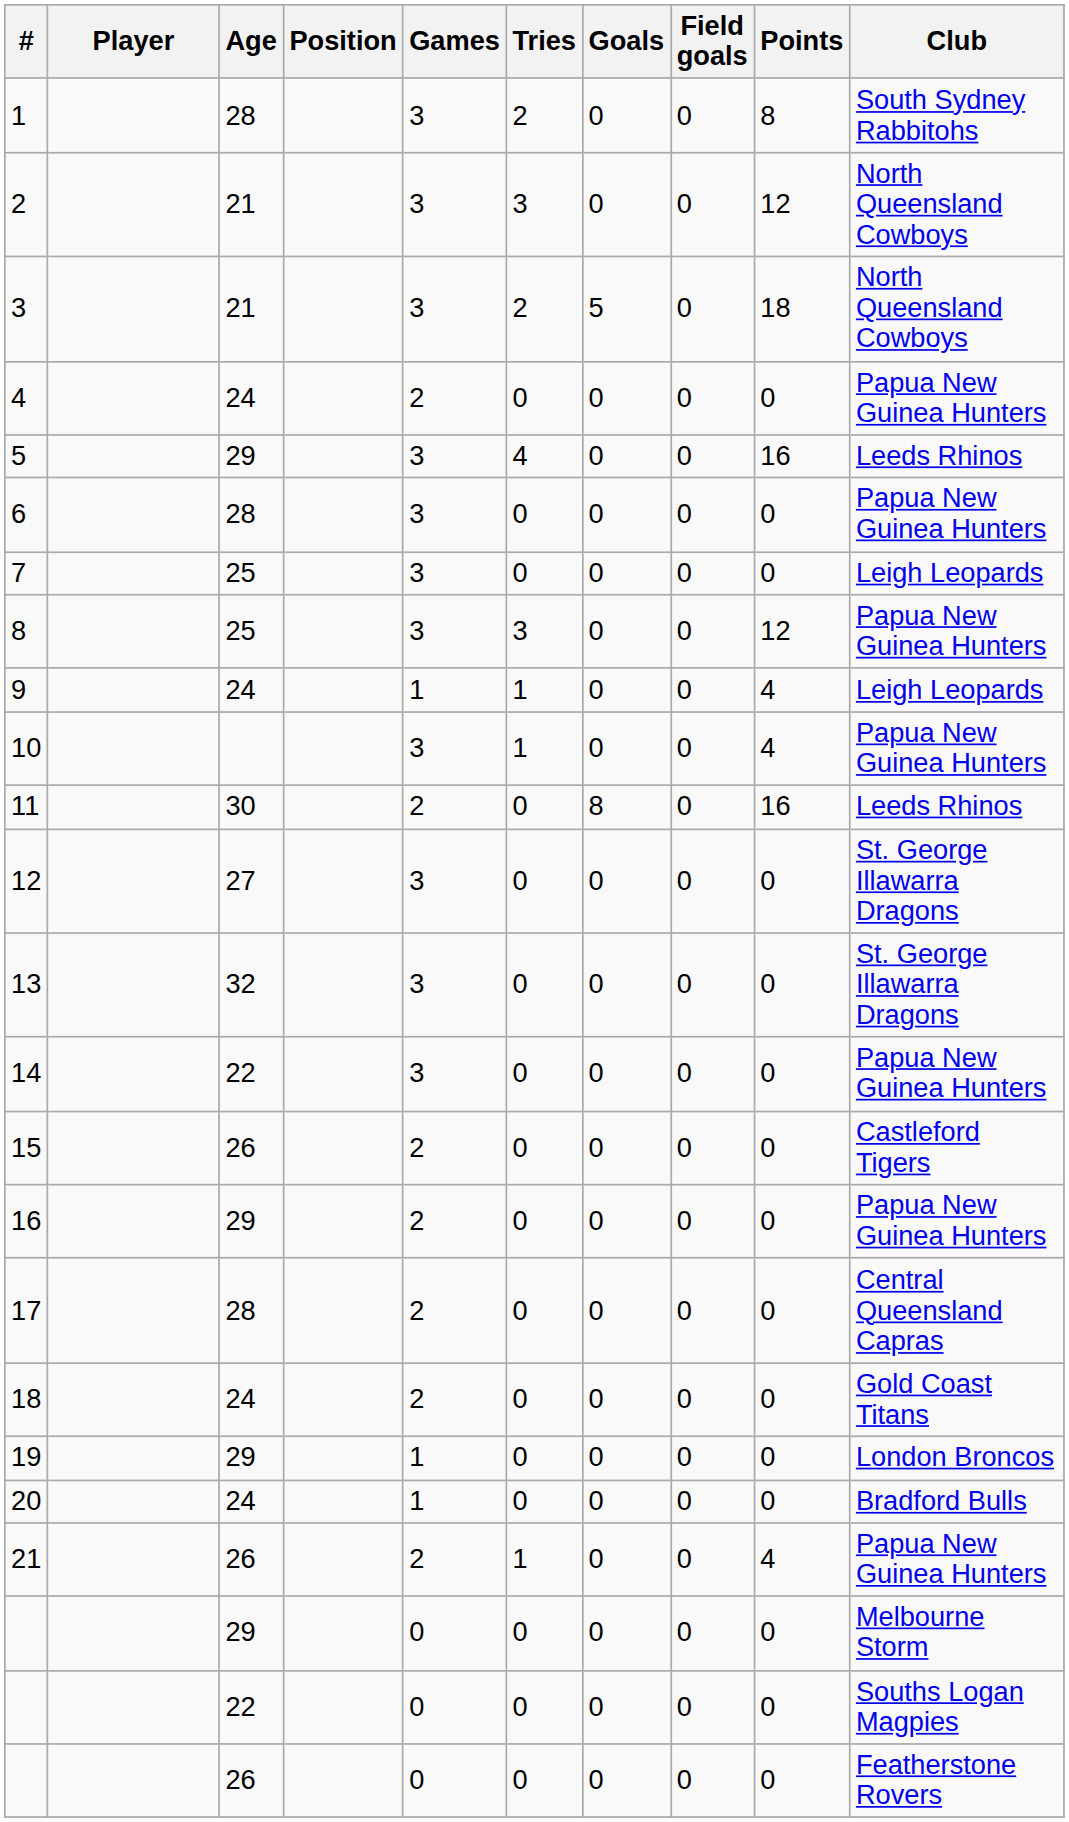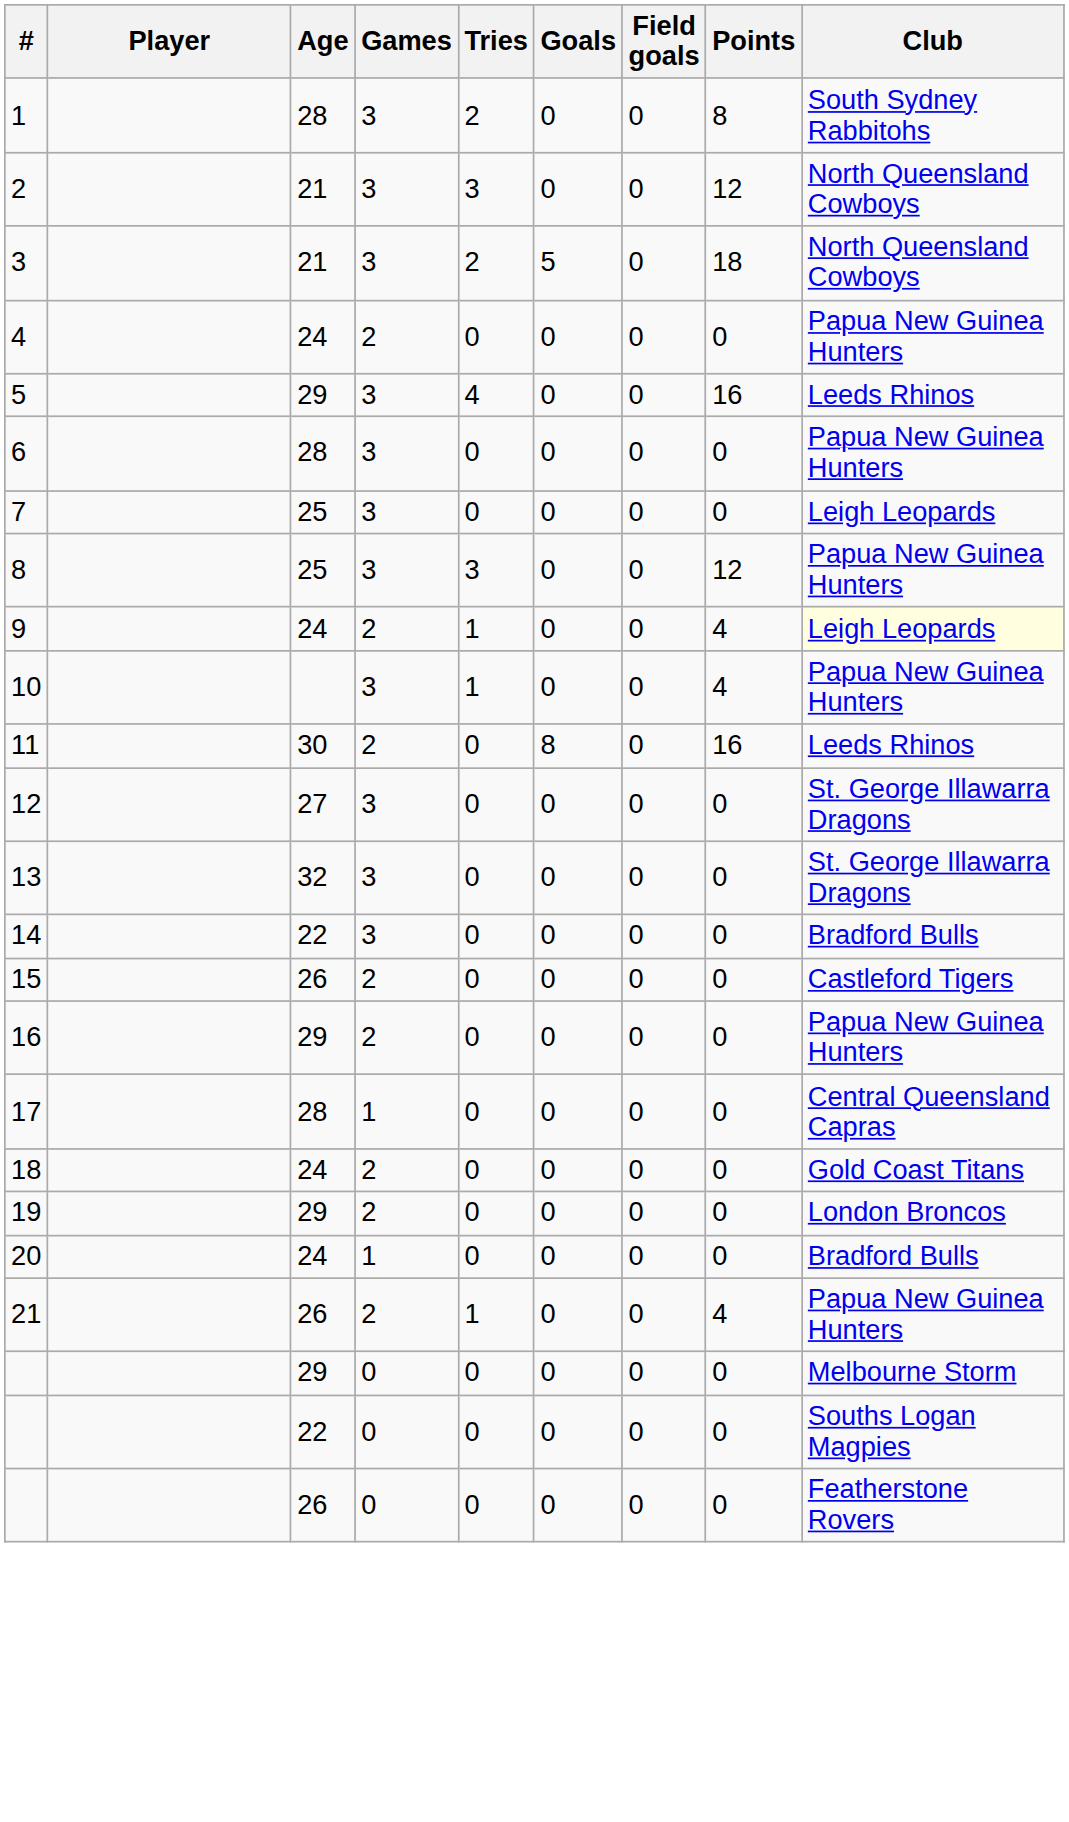- column: (343, 41)
(417, 689) 1 -> (369, 628) 2
(950, 689) no background -> (902, 628) lightyellow background
(951, 1073) Papua New Guinea Hunters -> (893, 935) Bradford Bulls
(417, 1310) 2 -> (369, 1111) 1
(417, 1457) 1 -> (369, 1212) 2
